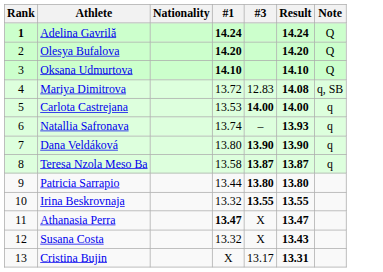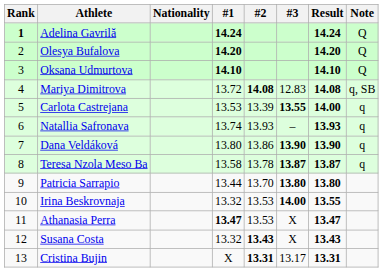+ column: (260, 13)
(260, 107) 14.00 -> (293, 107) 13.55
(260, 201) 13.55 -> (293, 201) 14.00
